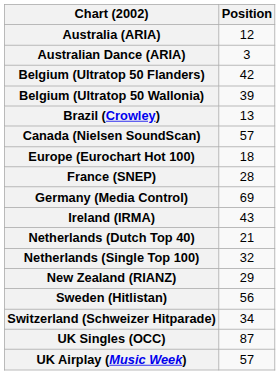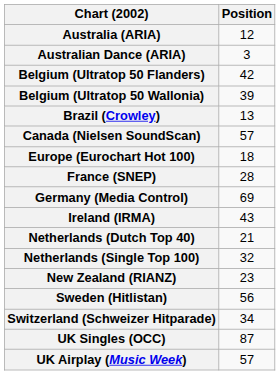(247, 278) 29 -> (247, 278) 23
